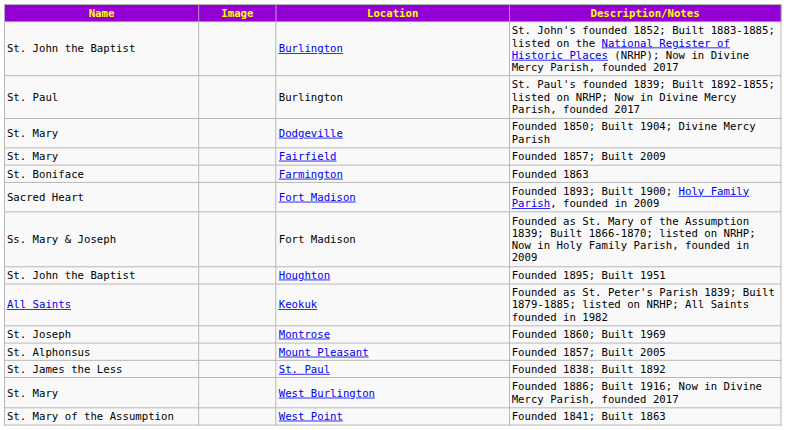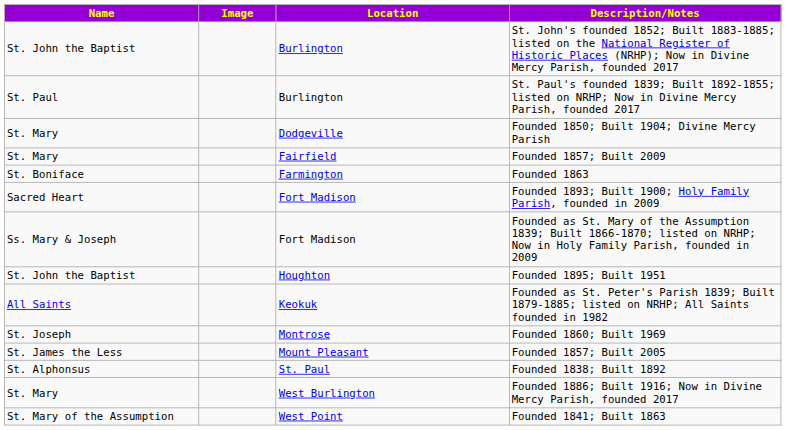(49, 352) St. Alphonsus -> (65, 352) St. James the Less
(65, 369) St. James the Less -> (49, 369) St. Alphonsus
